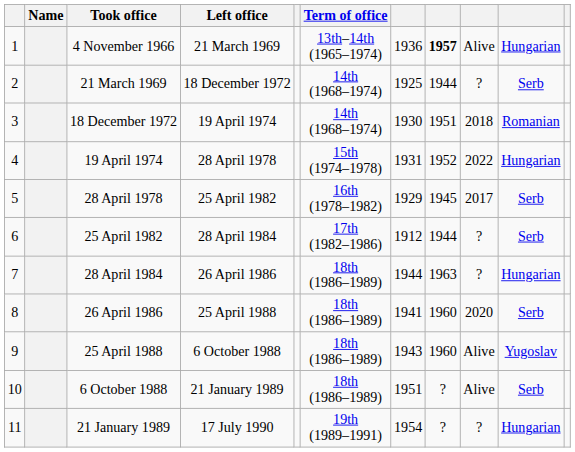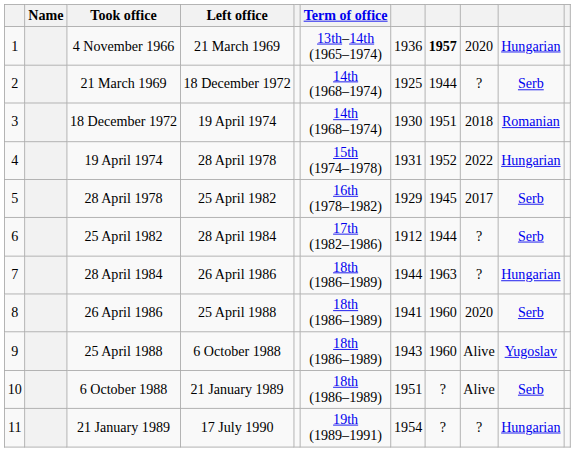(479, 45) Alive -> (479, 45) 2020
